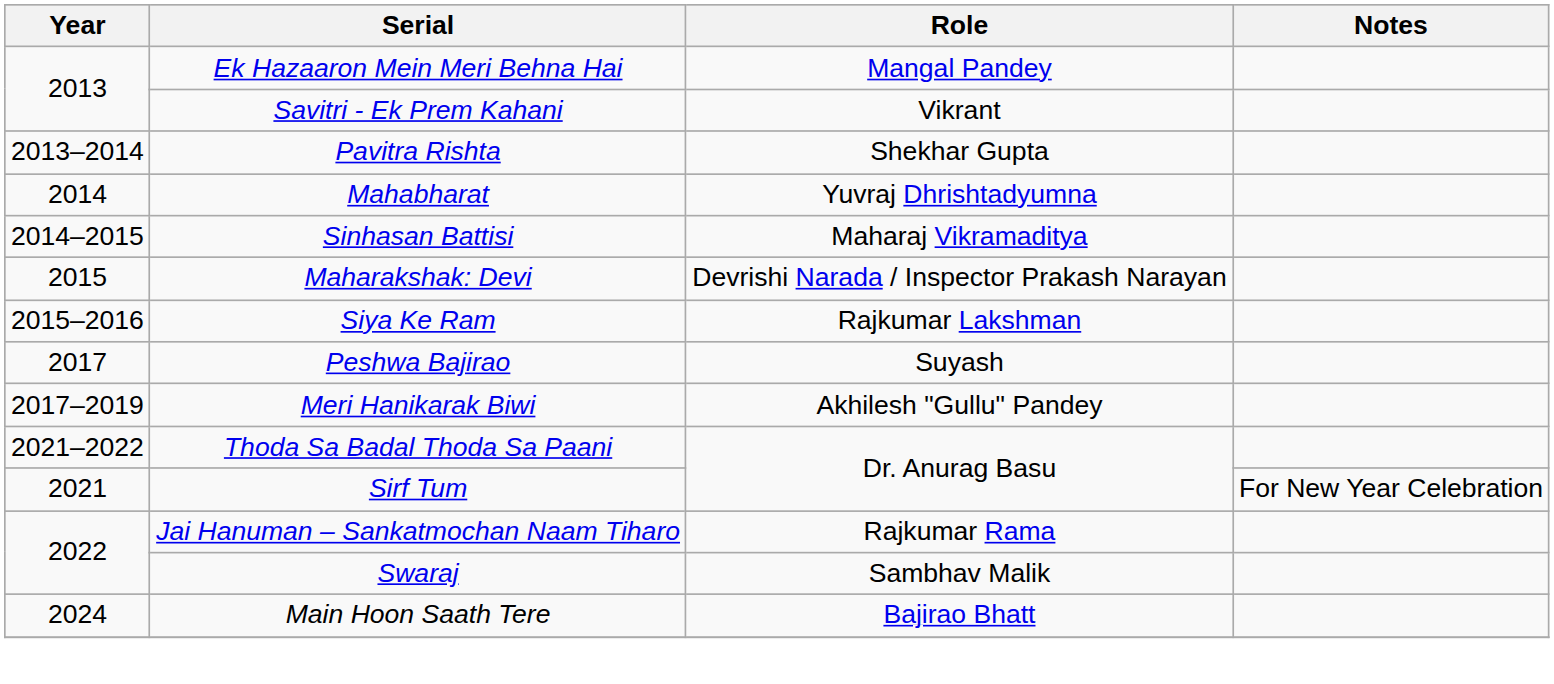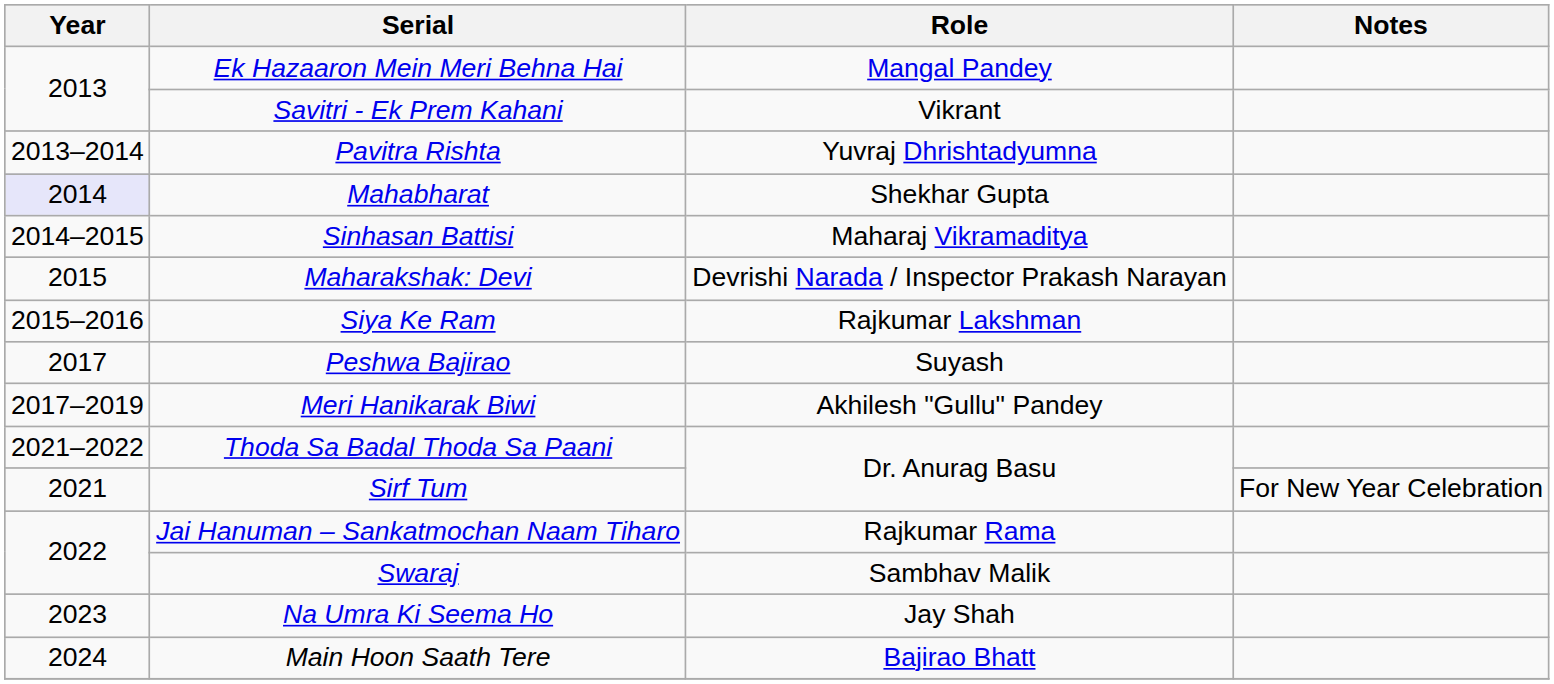(959, 151) Shekhar Gupta -> (959, 151) Yuvraj Dhrishtadyumna
(77, 194) no background -> (77, 194) lavender background
(959, 194) Yuvraj Dhrishtadyumna -> (959, 194) Shekhar Gupta
+ row: (418, 615)
